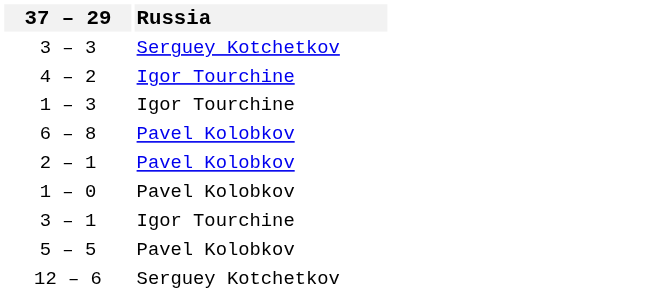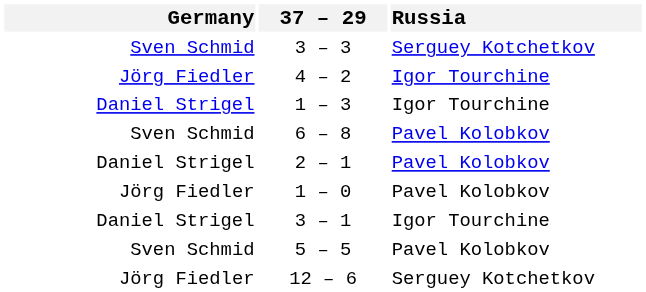+ column: (211, 18)
